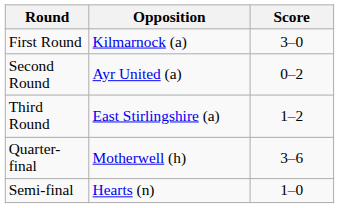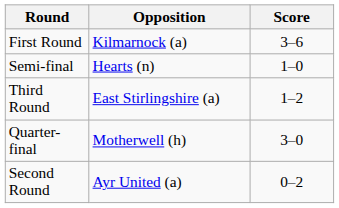(292, 41) 3–0 -> (292, 41) 3–6
rows swapped: (31, 74) <-> (41, 190)
(292, 157) 3–6 -> (292, 140) 3–0
